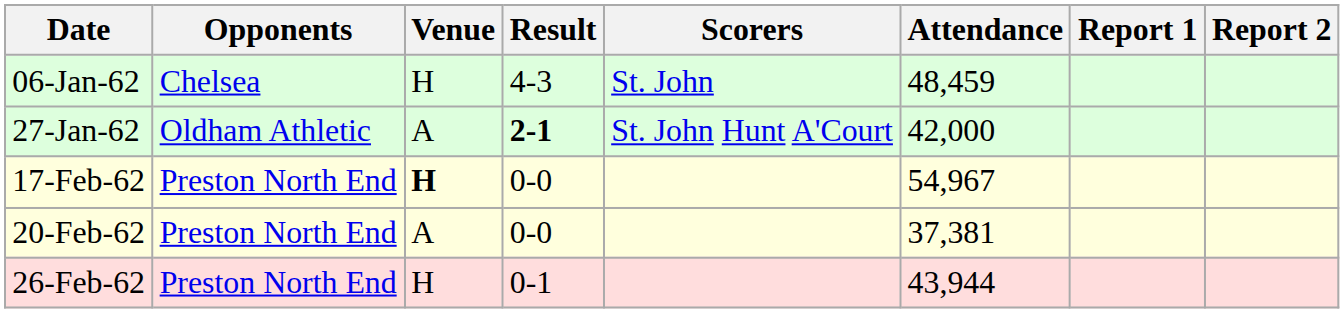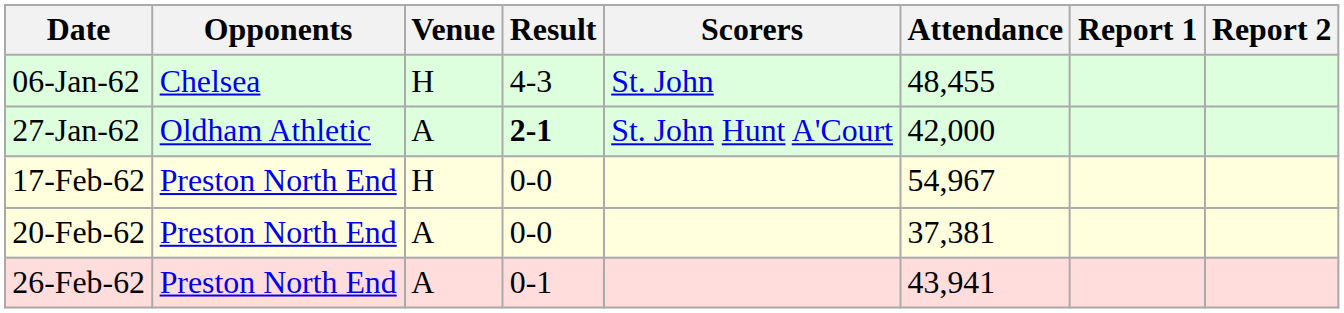(951, 80) 48,459 -> (951, 80) 48,455
(424, 181) bold -> (423, 181) normal
(423, 282) H -> (423, 282) A
(951, 282) 43,944 -> (951, 282) 43,941
